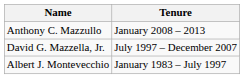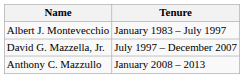rows swapped: (58, 64) <-> (54, 30)
